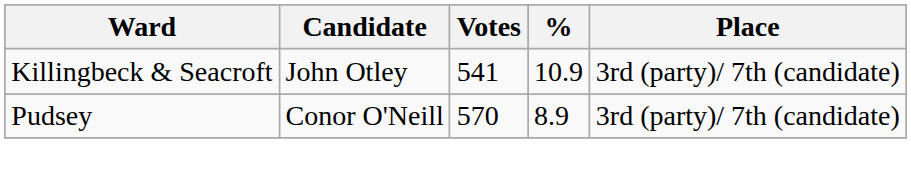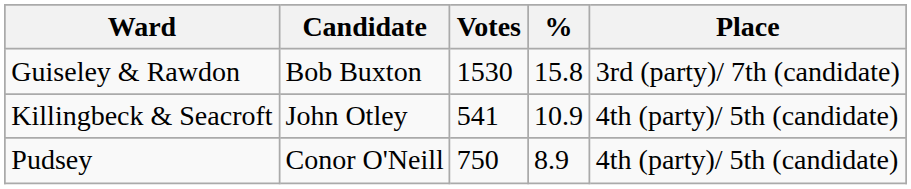+ row: (126, 71)
(748, 71) 3rd (party)/ 7th (candidate) -> (747, 115) 4th (party)/ 5th (candidate)
(478, 115) 570 -> (478, 159) 750
(748, 115) 3rd (party)/ 7th (candidate) -> (747, 159) 4th (party)/ 5th (candidate)
